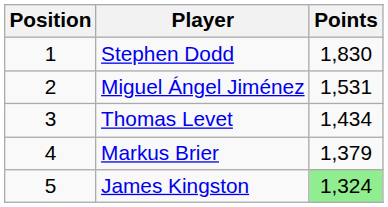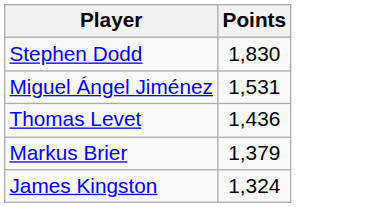- column: (50, 20)
(346, 119) 1,434 -> (254, 119) 1,436
(346, 185) lightgreen background -> (254, 185) no background
